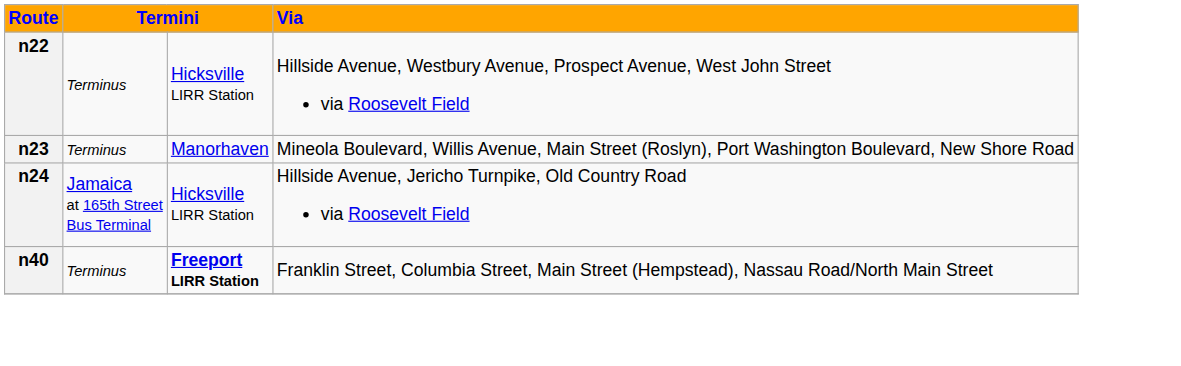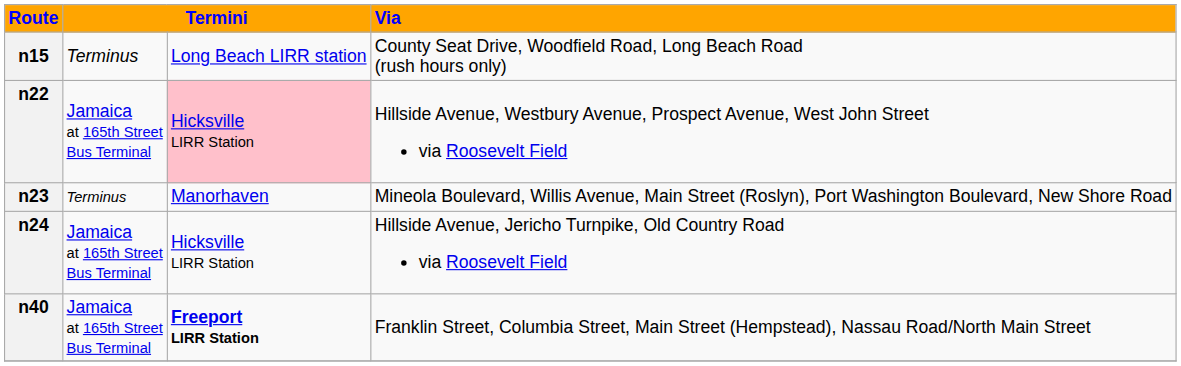+ row: (34, 56)
(96, 84) Terminus -> (115, 131) Jamaica at 165th Street Bus Terminal
(212, 83) no background -> (212, 131) pink background
(96, 270) Terminus -> (115, 327) Jamaica at 165th Street Bus Terminal
